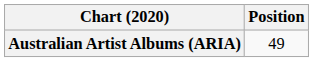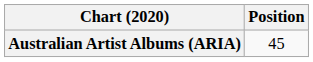(276, 43) 49 -> (276, 43) 45
